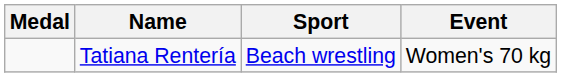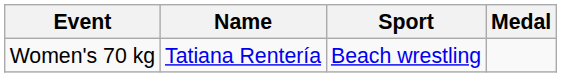columns swapped: (40, 22) <-> (478, 22)
